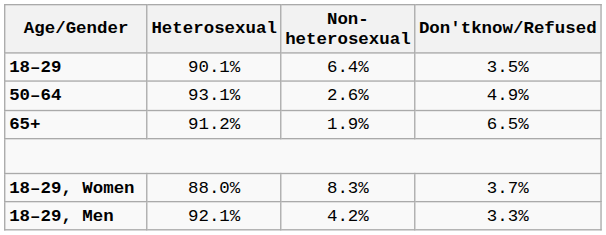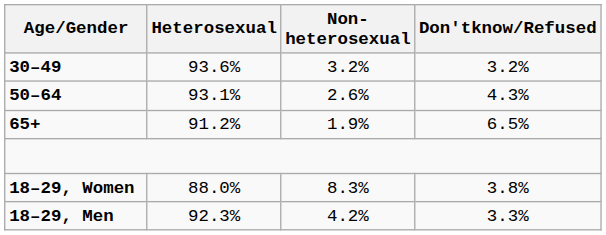- row: (35, 67)
+ row: (35, 67)
(508, 96) 4.9% -> (508, 96) 4.3%
(508, 188) 3.7% -> (508, 188) 3.8%
(214, 216) 92.1% -> (214, 216) 92.3%
